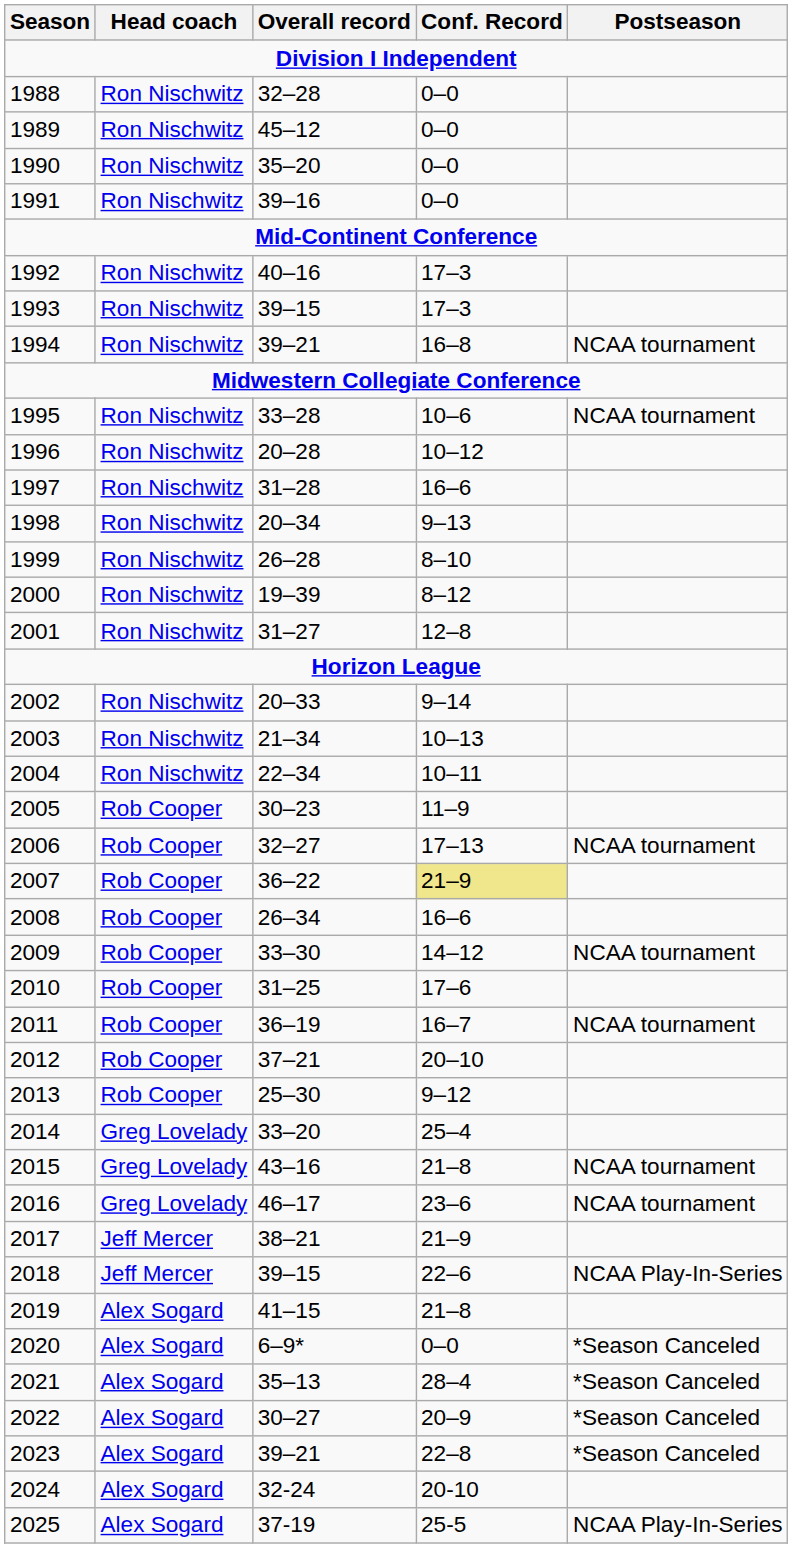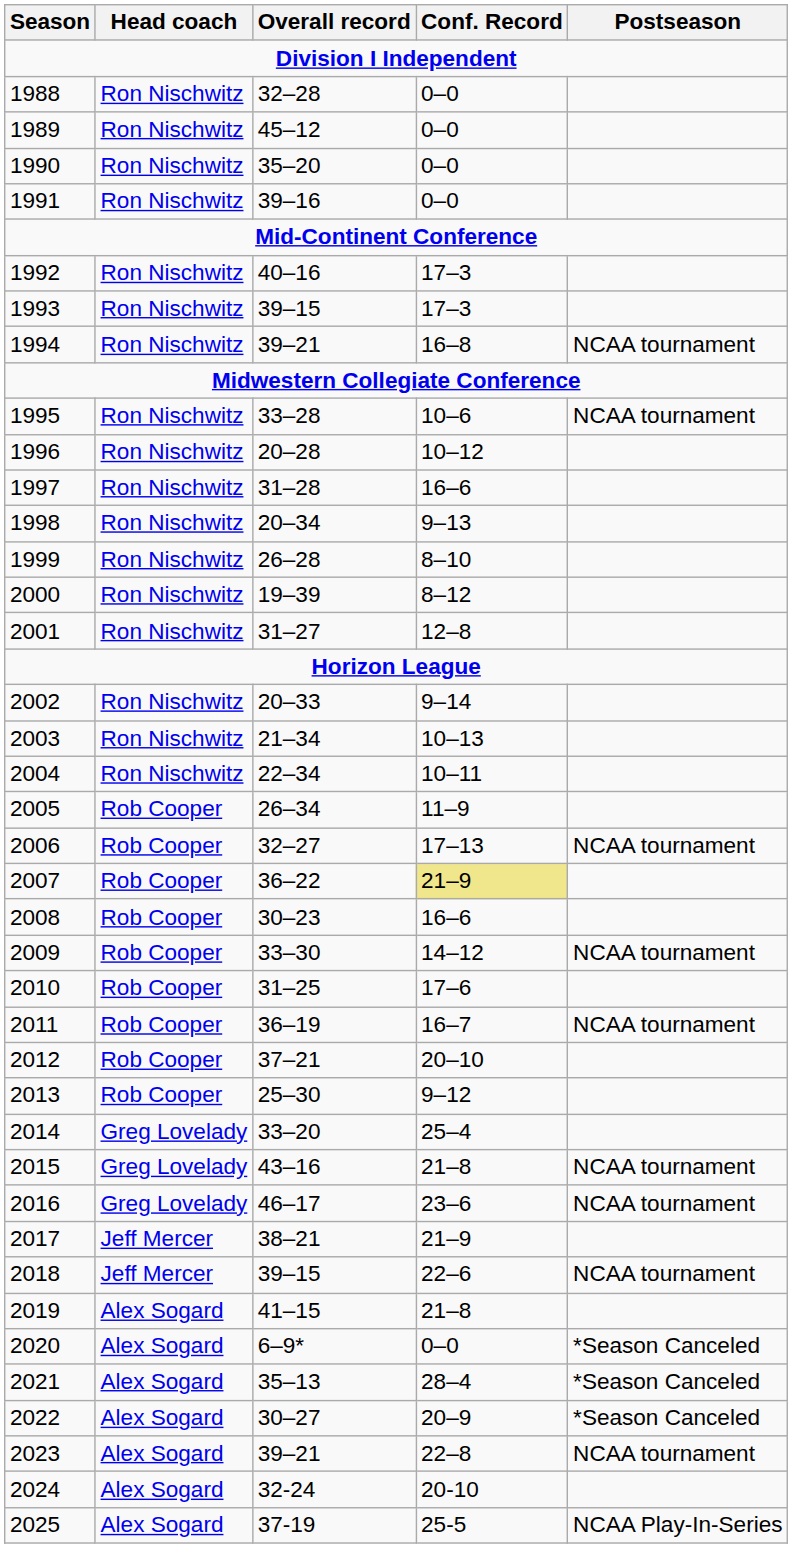(289, 809) 30–23 -> (289, 809) 26–34
(289, 916) 26–34 -> (289, 916) 30–23
(678, 1274) NCAA Play-In-Series -> (664, 1274) NCAA tournament
(667, 1453) *Season Canceled -> (664, 1453) NCAA tournament
